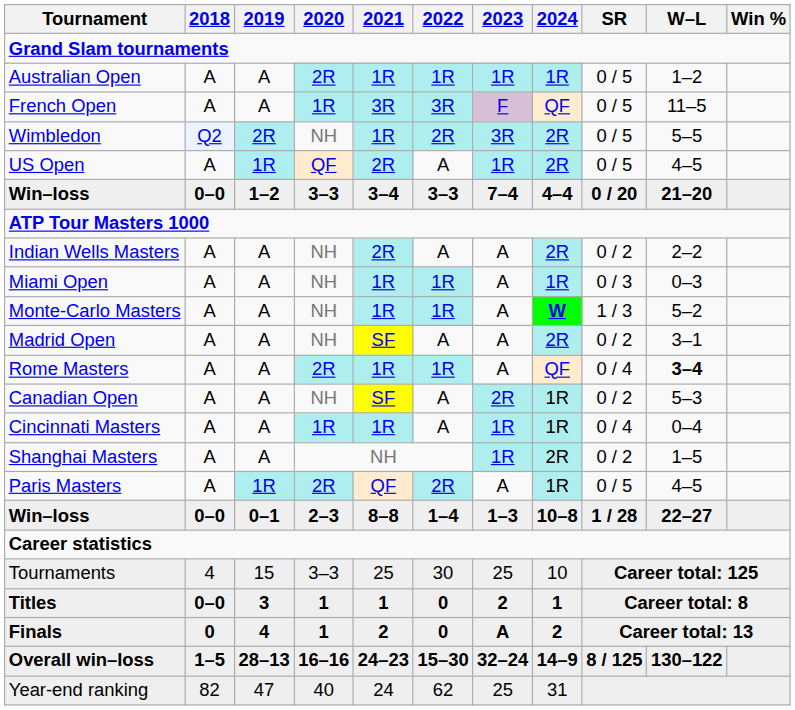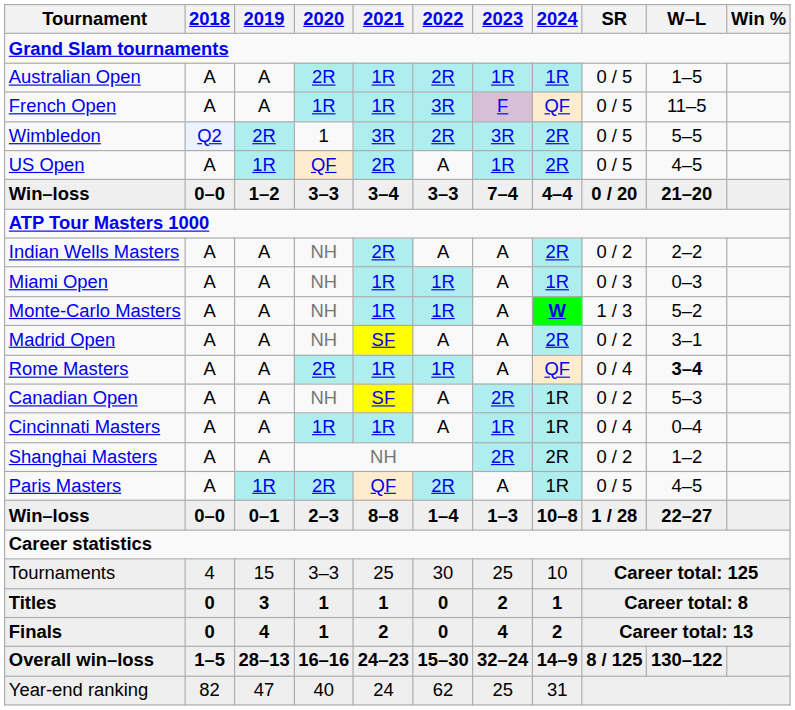(443, 77) 1R -> (443, 77) 2R
(687, 77) 1–2 -> (687, 77) 1–5
(383, 106) 3R -> (383, 106) 1R
(324, 135) NH -> (324, 135) 1
(383, 135) 1R -> (383, 135) 3R
(503, 456) 1R -> (503, 456) 2R
(687, 456) 1–5 -> (687, 456) 1–2
(210, 602) 0–0 -> (210, 602) 0
(503, 631) A -> (503, 631) 4
